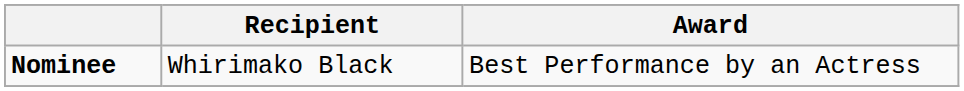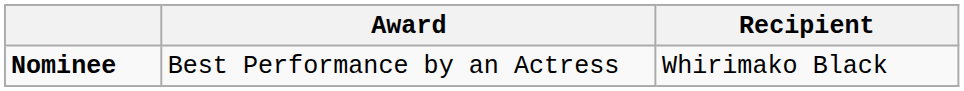columns swapped: (710, 25) <-> (312, 25)
